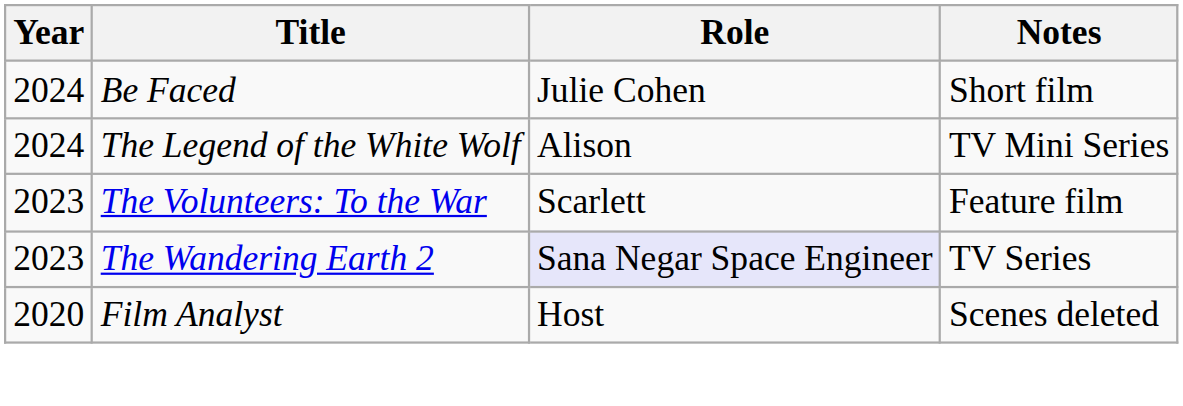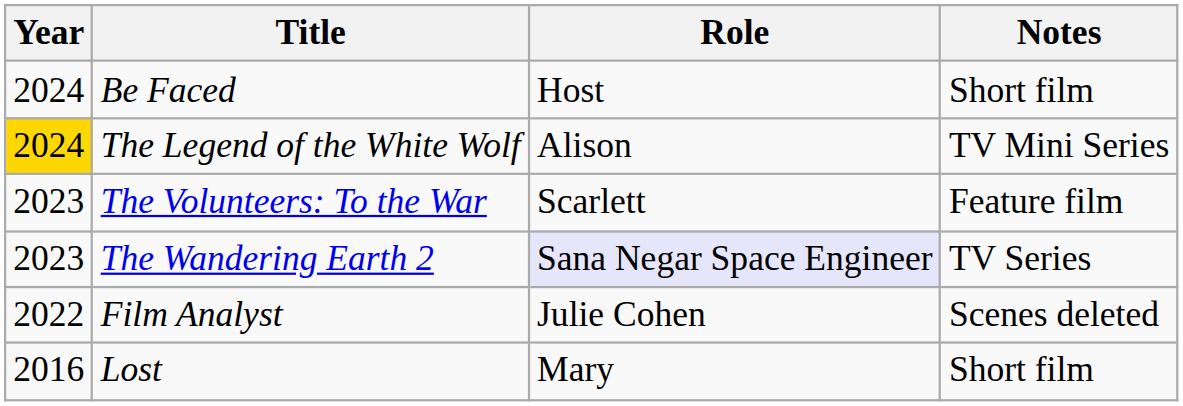(621, 88) Julie Cohen -> (571, 88) Host
(49, 145) no background -> (49, 145) gold background
(49, 314) 2020 -> (49, 314) 2022
(571, 314) Host -> (621, 314) Julie Cohen
+ row: (131, 370)
